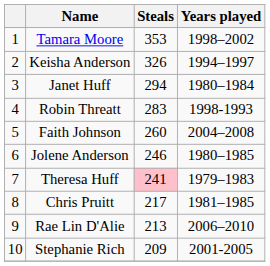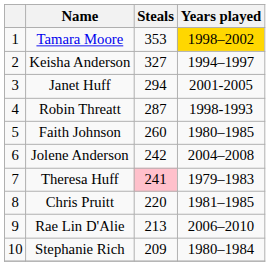(221, 39) no background -> (221, 39) gold background
(156, 62) 326 -> (156, 62) 327
(221, 86) 1980–1984 -> (221, 86) 2001-2005
(156, 109) 283 -> (156, 109) 287
(221, 132) 2004–2008 -> (221, 132) 1980–1985
(156, 156) 246 -> (156, 156) 242
(221, 156) 1980–1985 -> (221, 156) 2004–2008
(156, 202) 217 -> (156, 202) 220
(221, 249) 2001-2005 -> (221, 249) 1980–1984
